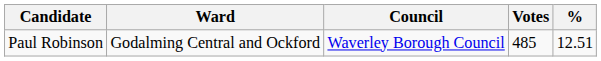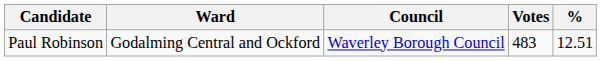(524, 42) 485 -> (524, 42) 483
